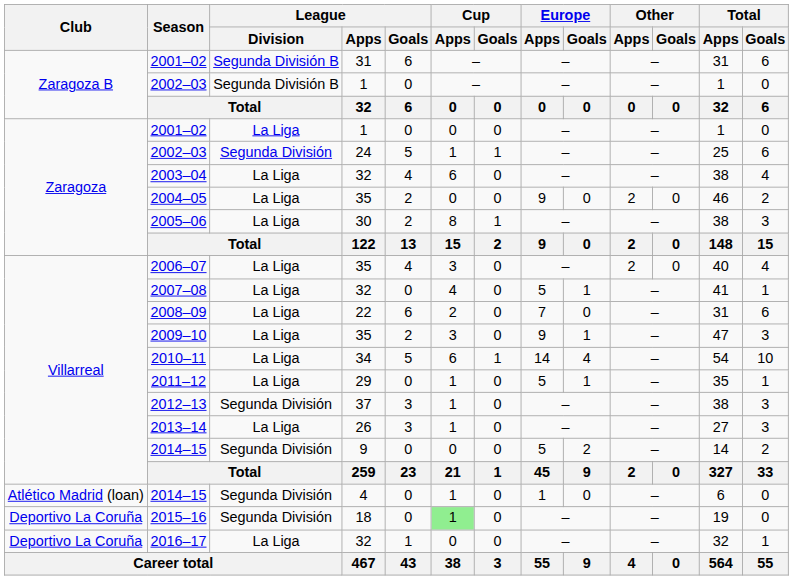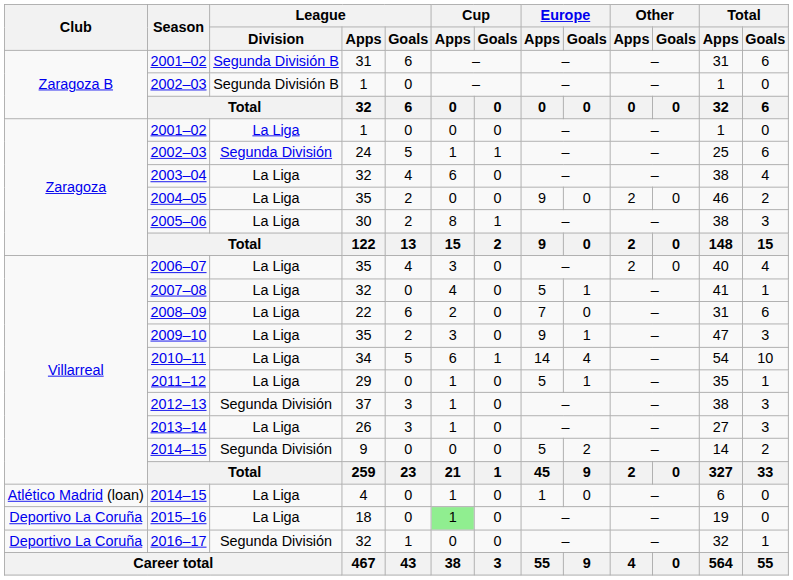(276, 495) Segunda División -> (276, 495) La Liga
(276, 518) Segunda División -> (276, 518) La Liga
(276, 541) La Liga -> (276, 541) Segunda División
